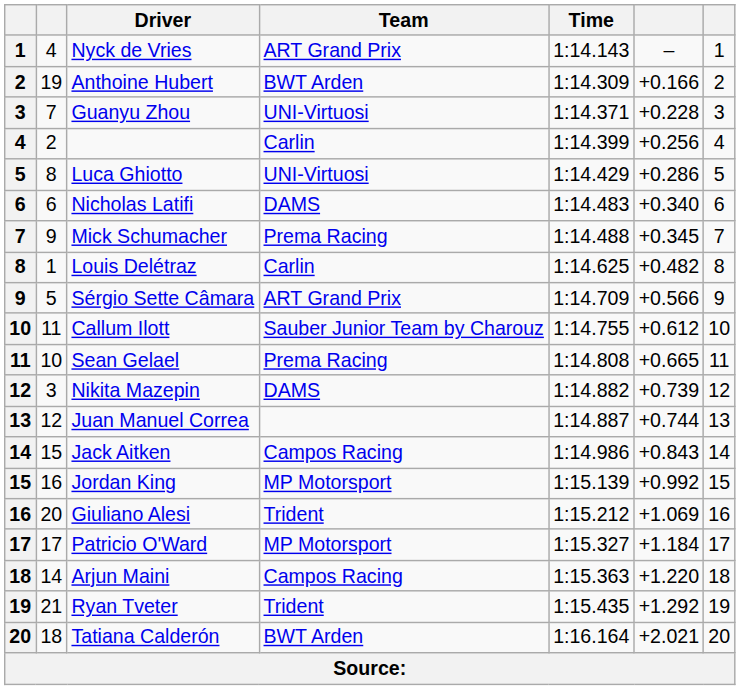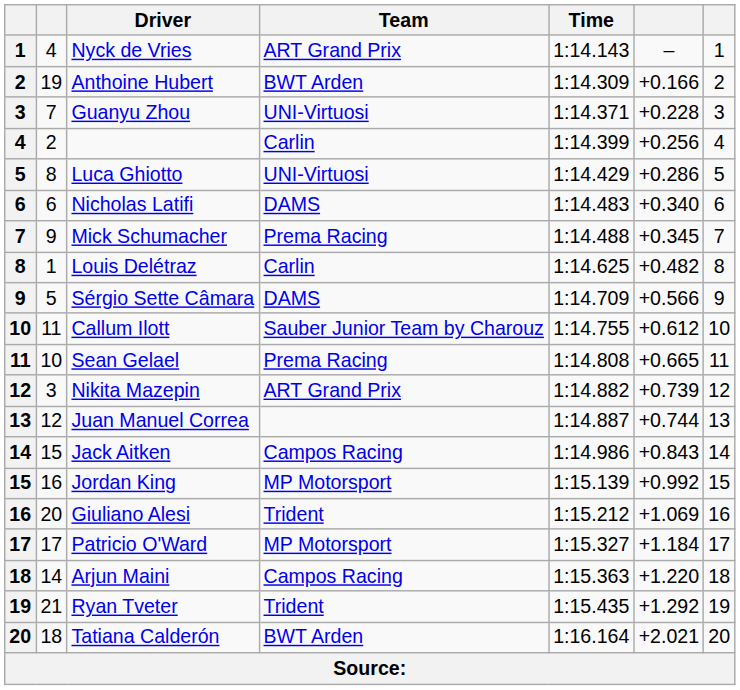(332, 298) ART Grand Prix -> (292, 298) DAMS
(292, 390) DAMS -> (332, 390) ART Grand Prix
